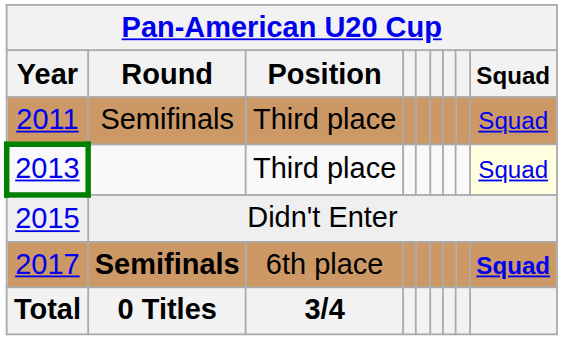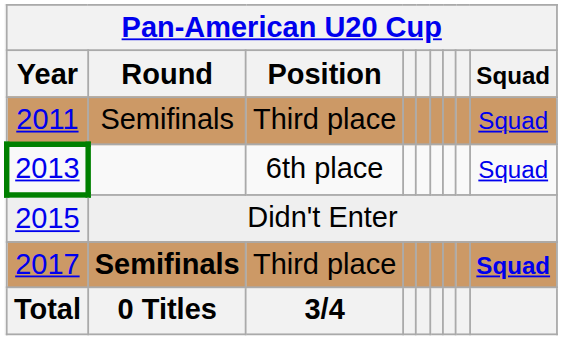(325, 168) Third place -> (325, 168) 6th place
(513, 170) lightyellow background -> (513, 170) no background
(325, 264) 6th place -> (325, 264) Third place
